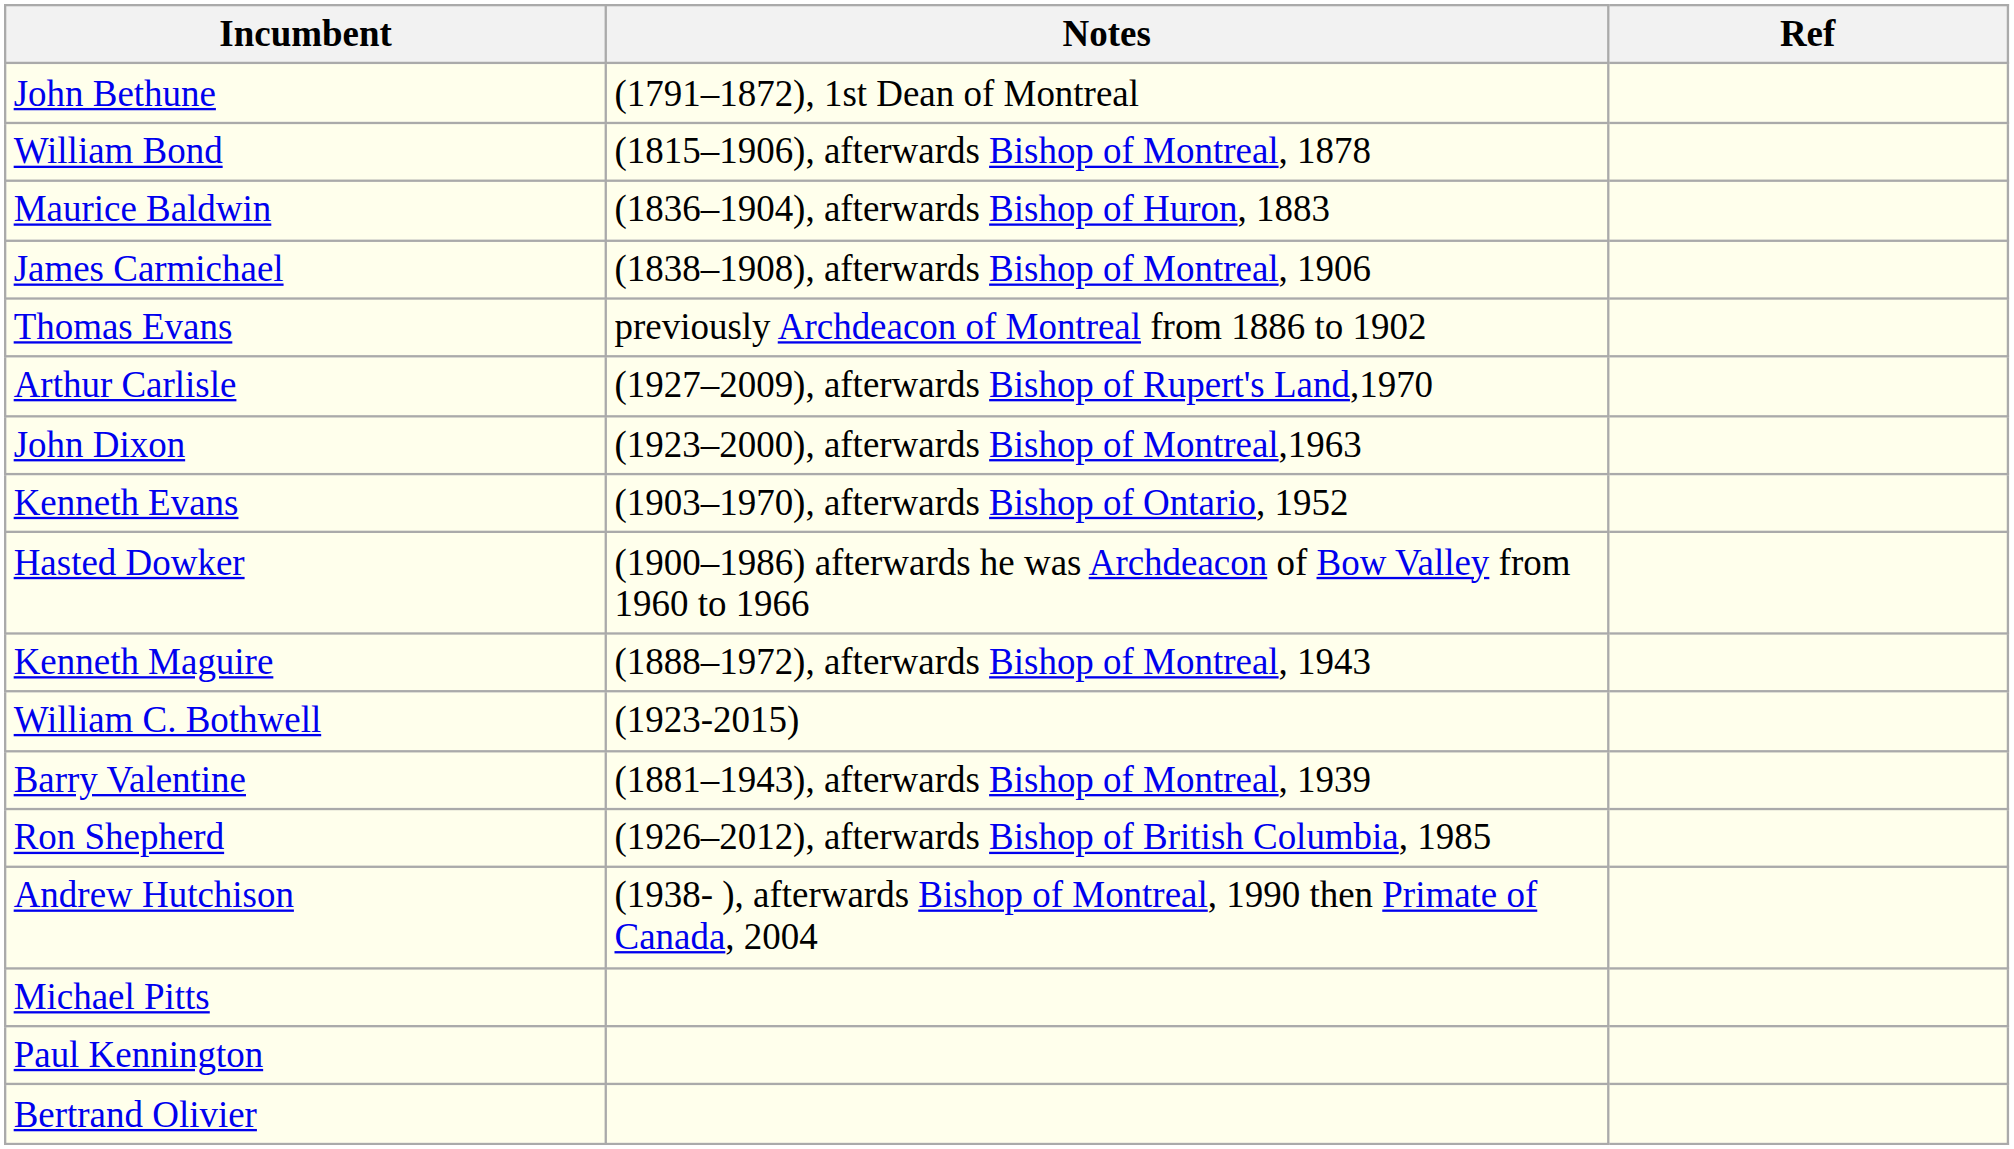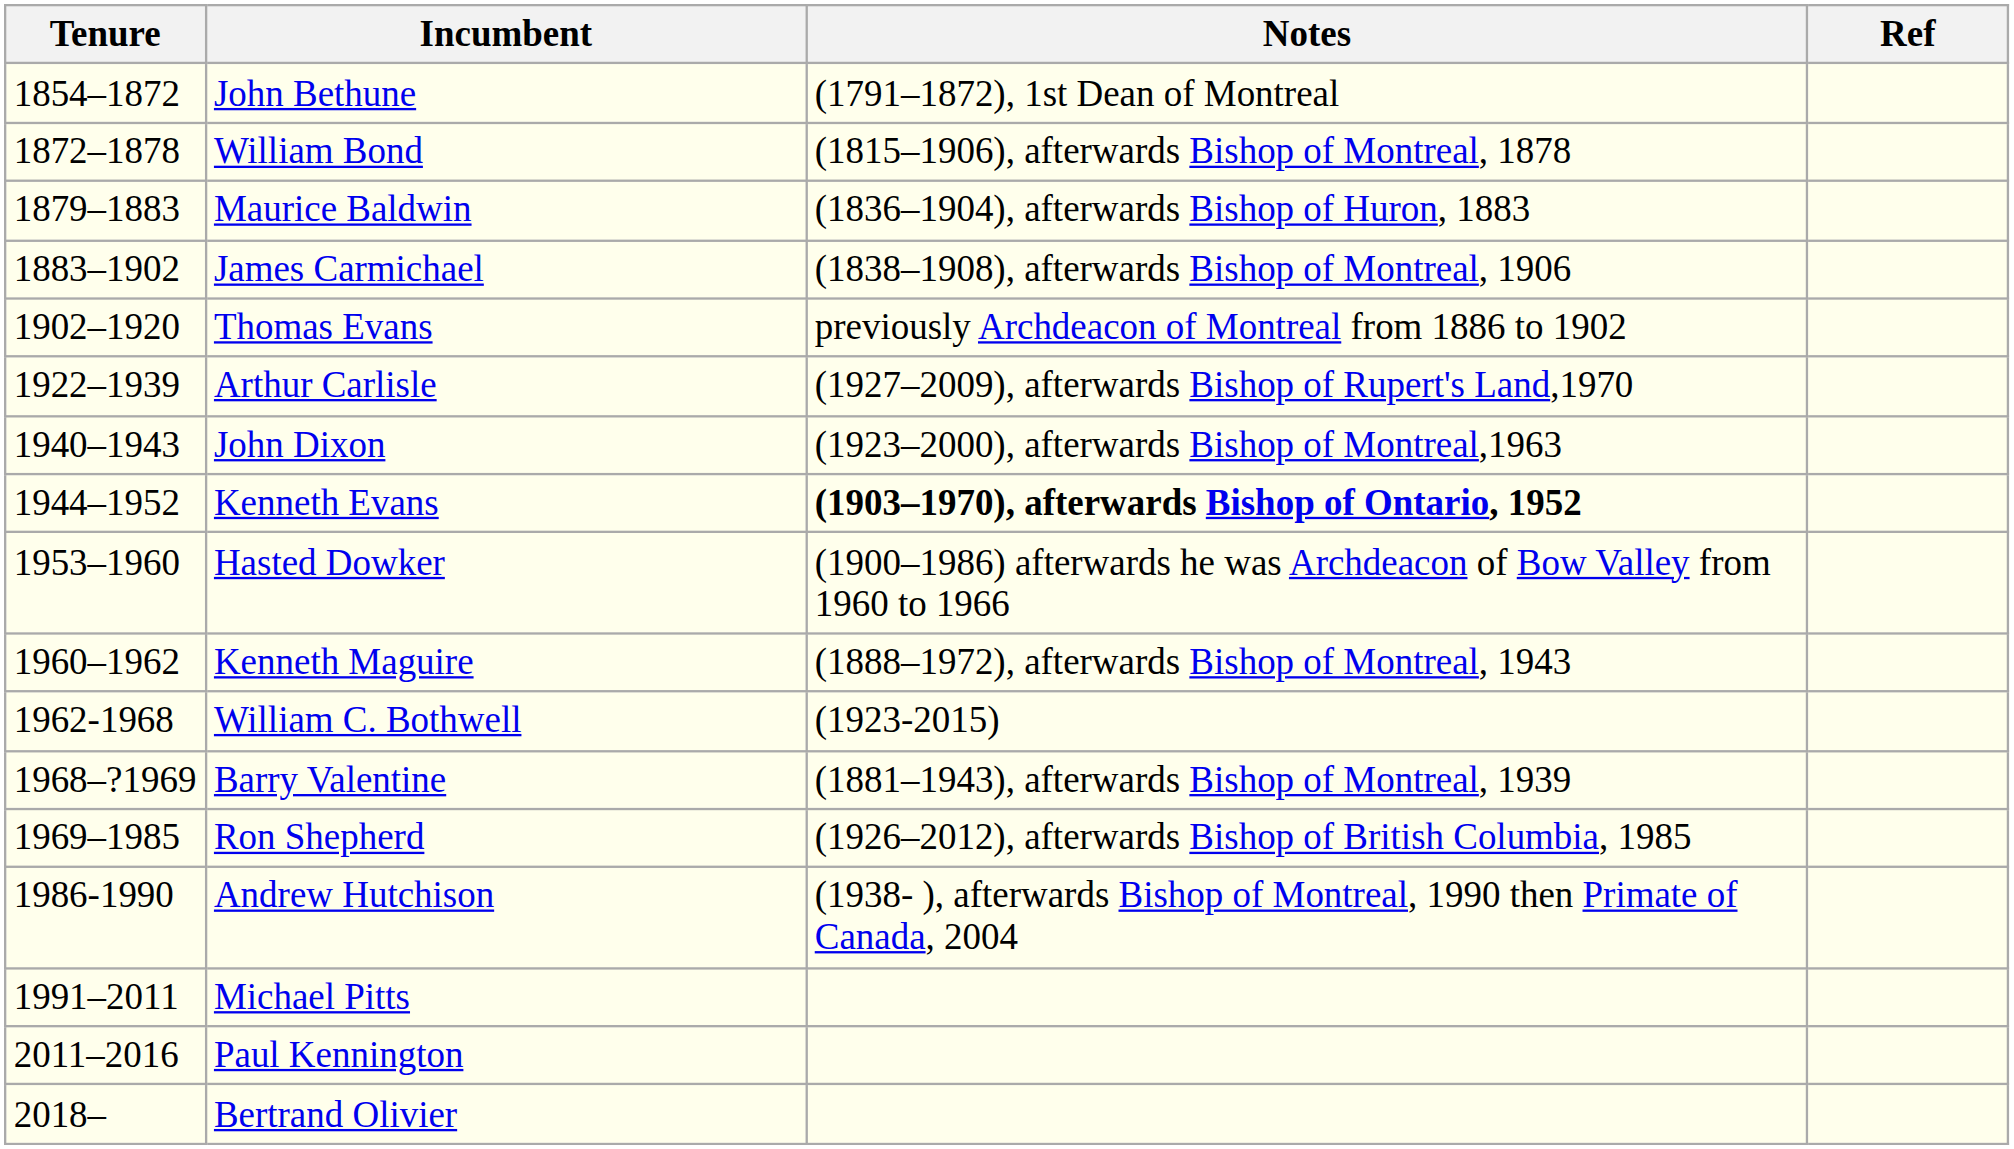+ column: (105, 33)
(981, 502) normal -> (1198, 502) bold
